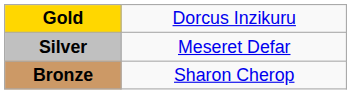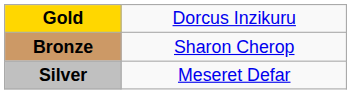rows swapped: (63, 46) <-> (63, 74)
